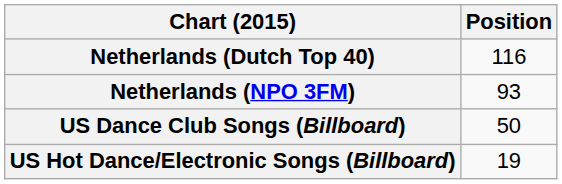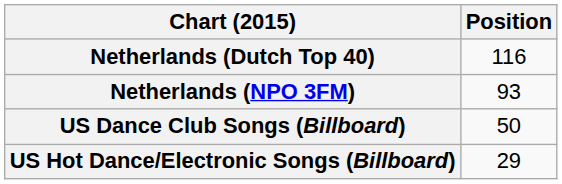(509, 160) 19 -> (509, 160) 29
